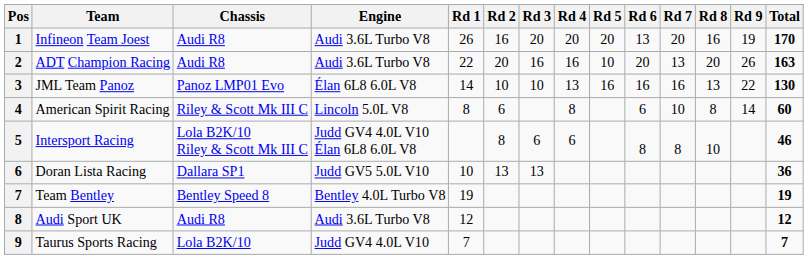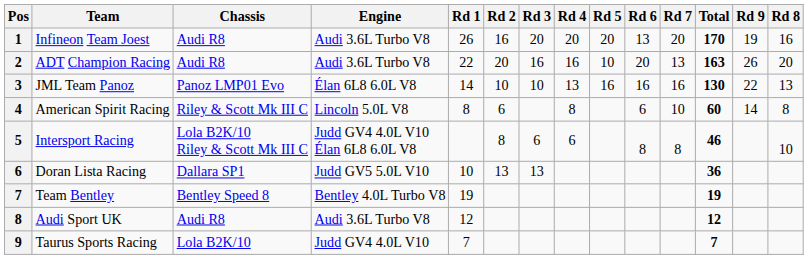columns swapped: (713, 16) <-> (785, 16)
